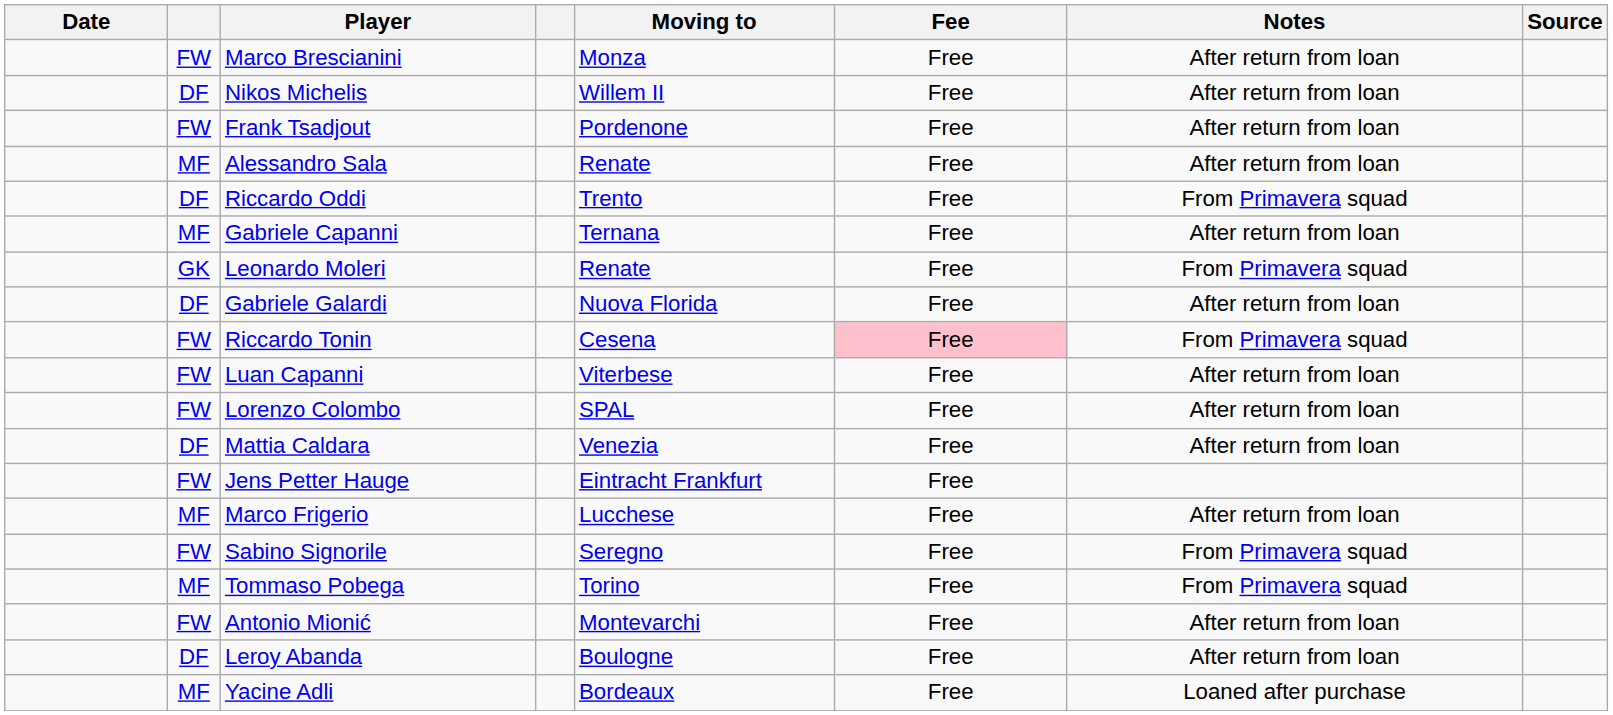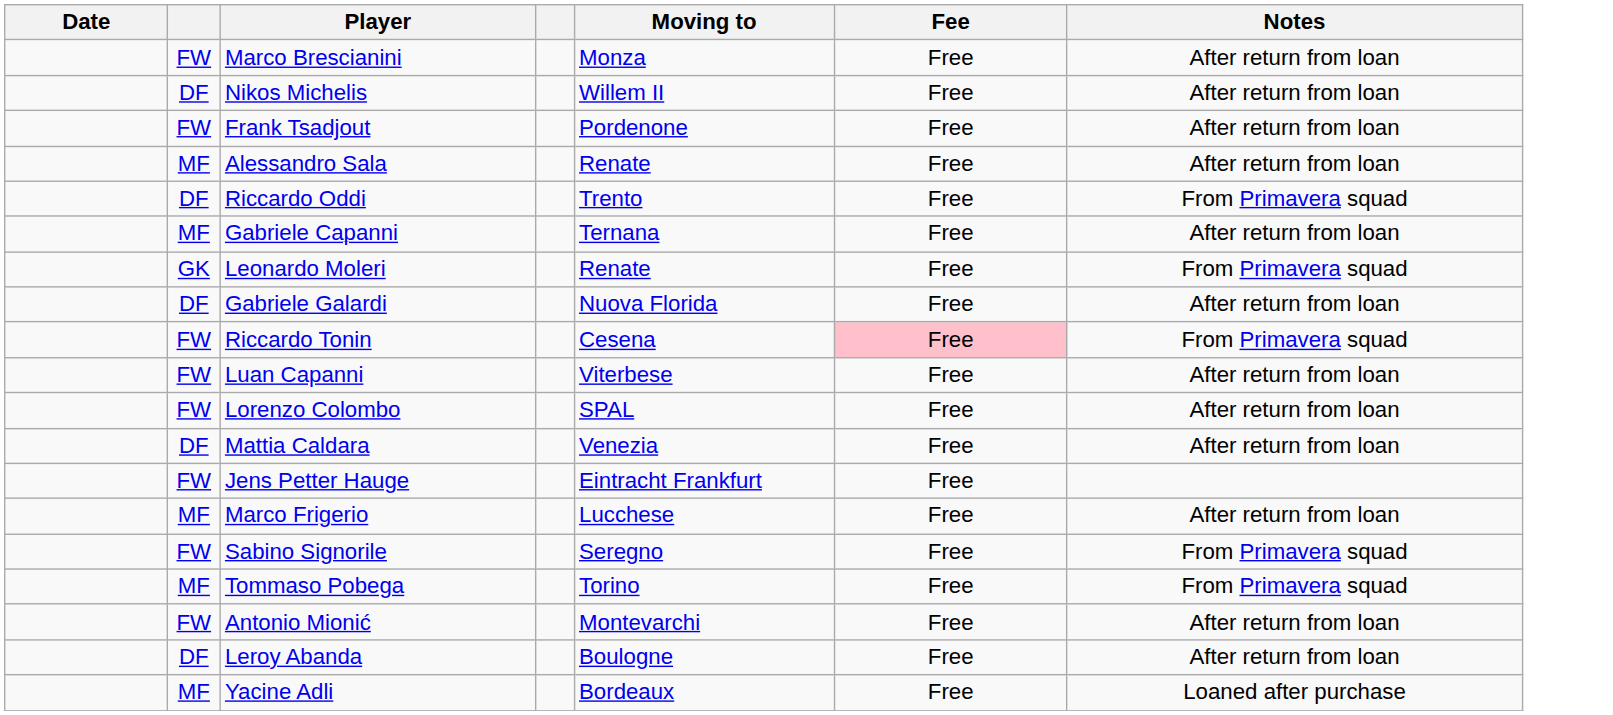- column: (1565, 22)
